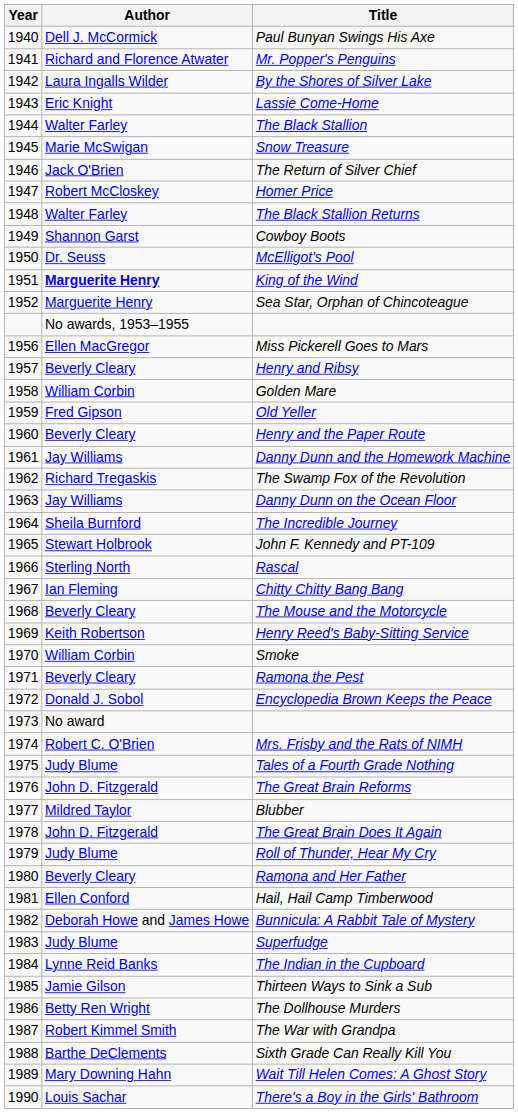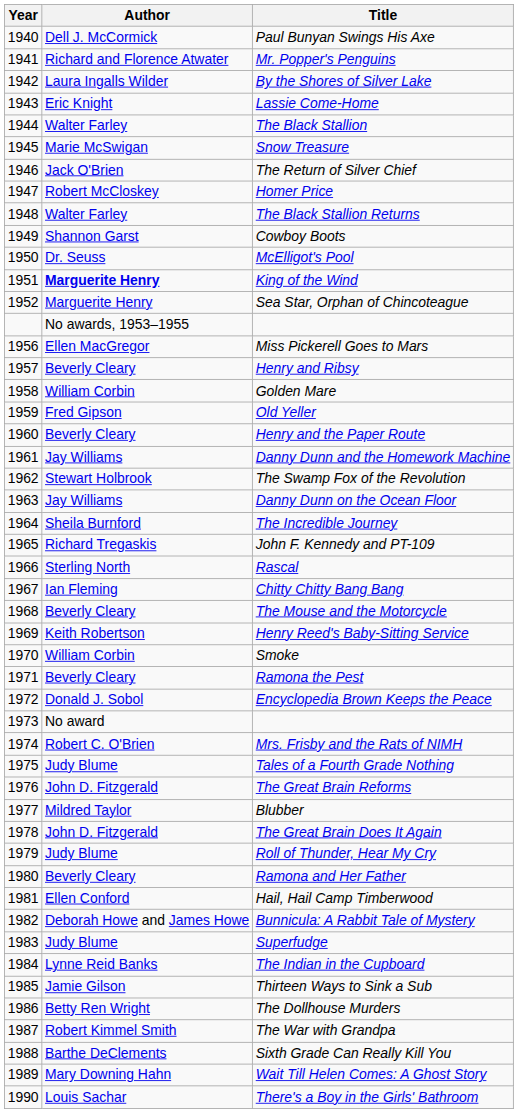(101, 479) Richard Tregaskis -> (98, 479) Stewart Holbrook
(98, 545) Stewart Holbrook -> (101, 545) Richard Tregaskis
